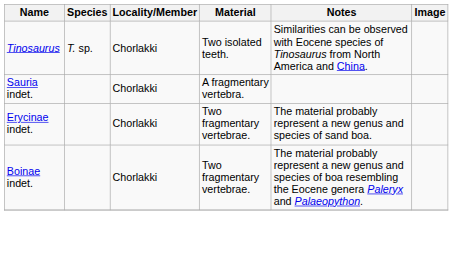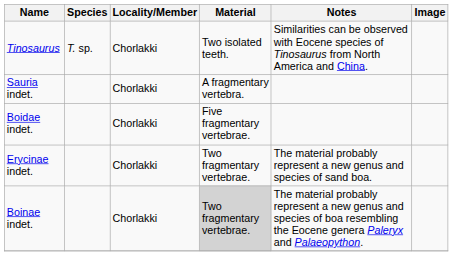+ row: (23, 124)
(231, 177) no background -> (231, 218) lightgrey background
